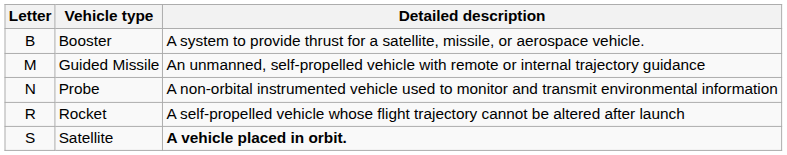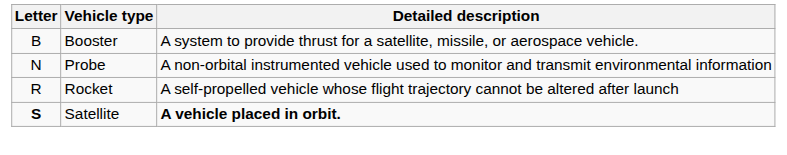- row: (109, 65)
(30, 138) normal -> (36, 114) bold
